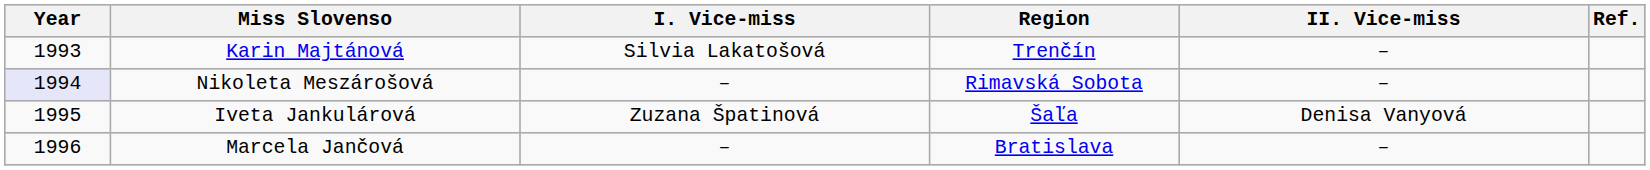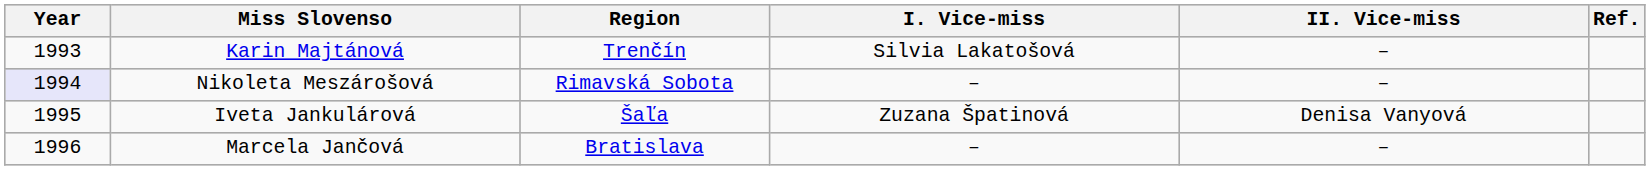columns swapped: (1054, 21) <-> (725, 21)
